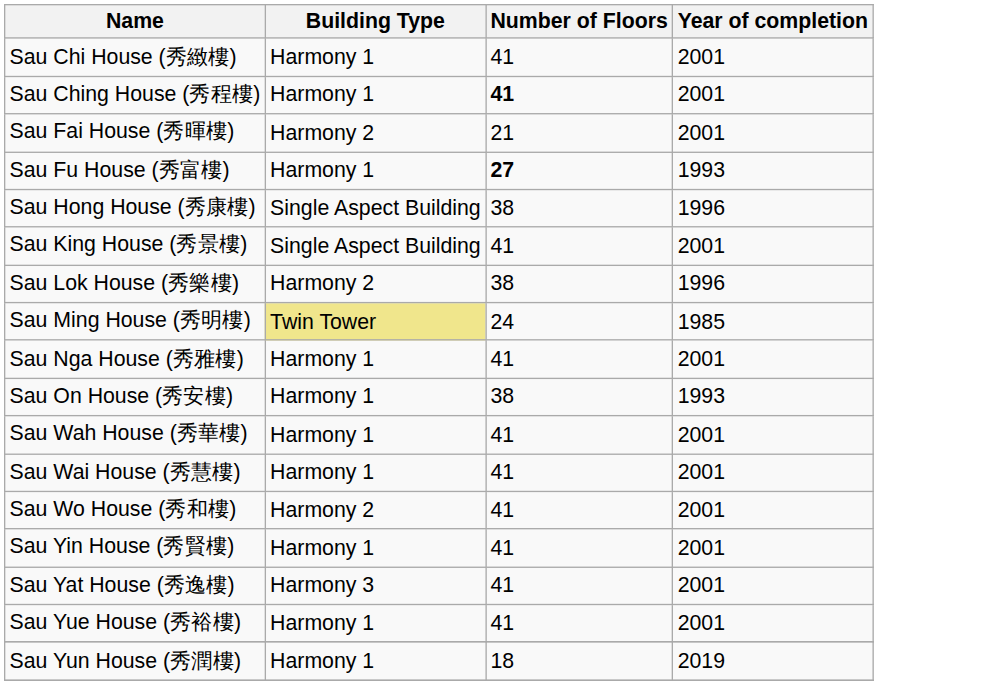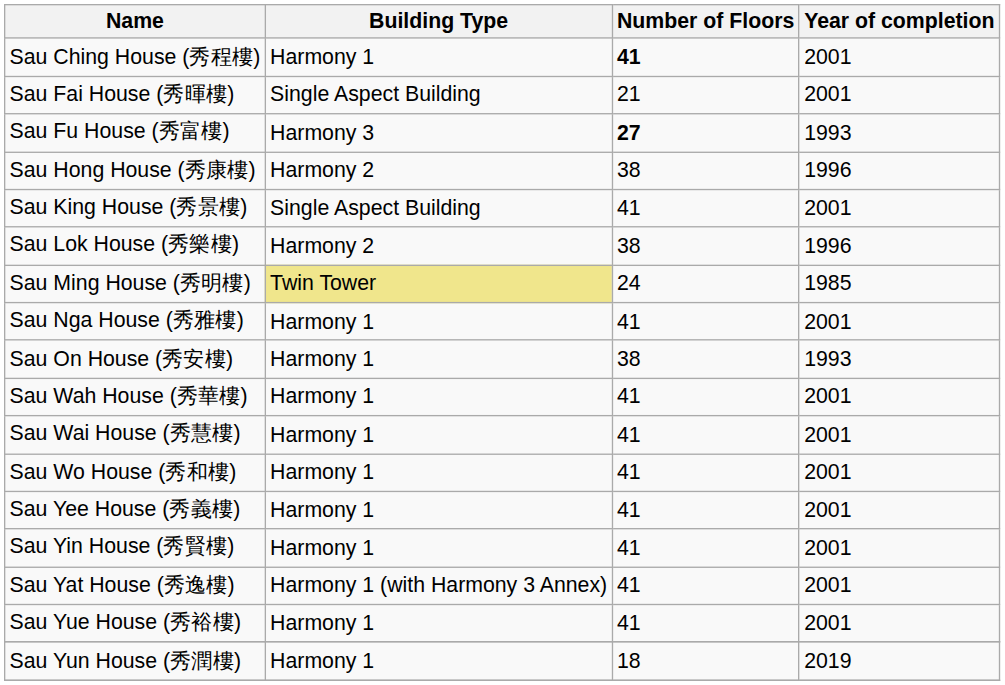- row: (123, 56)
(322, 132) Harmony 2 -> (375, 94) Single Aspect Building
(322, 170) Harmony 1 -> (322, 132) Harmony 3
(375, 208) Single Aspect Building -> (322, 170) Harmony 2
(322, 509) Harmony 2 -> (322, 472) Harmony 1
+ row: (125, 509)
(322, 585) Harmony 3 -> (439, 585) Harmony 1 (with Harmony 3 Annex)
